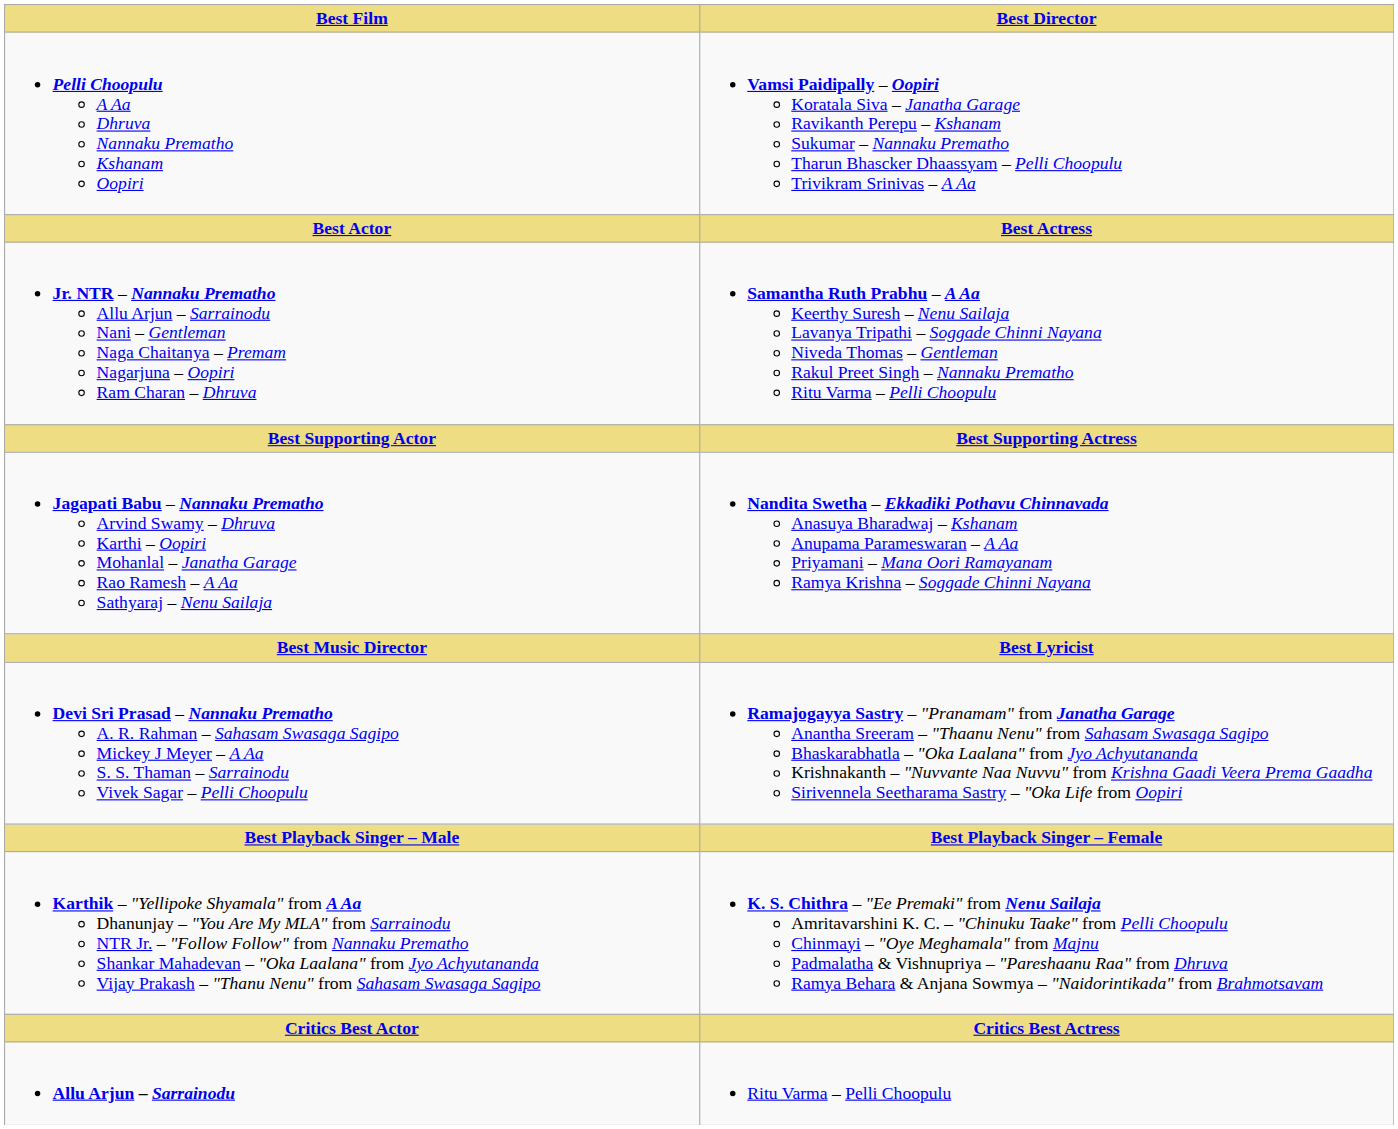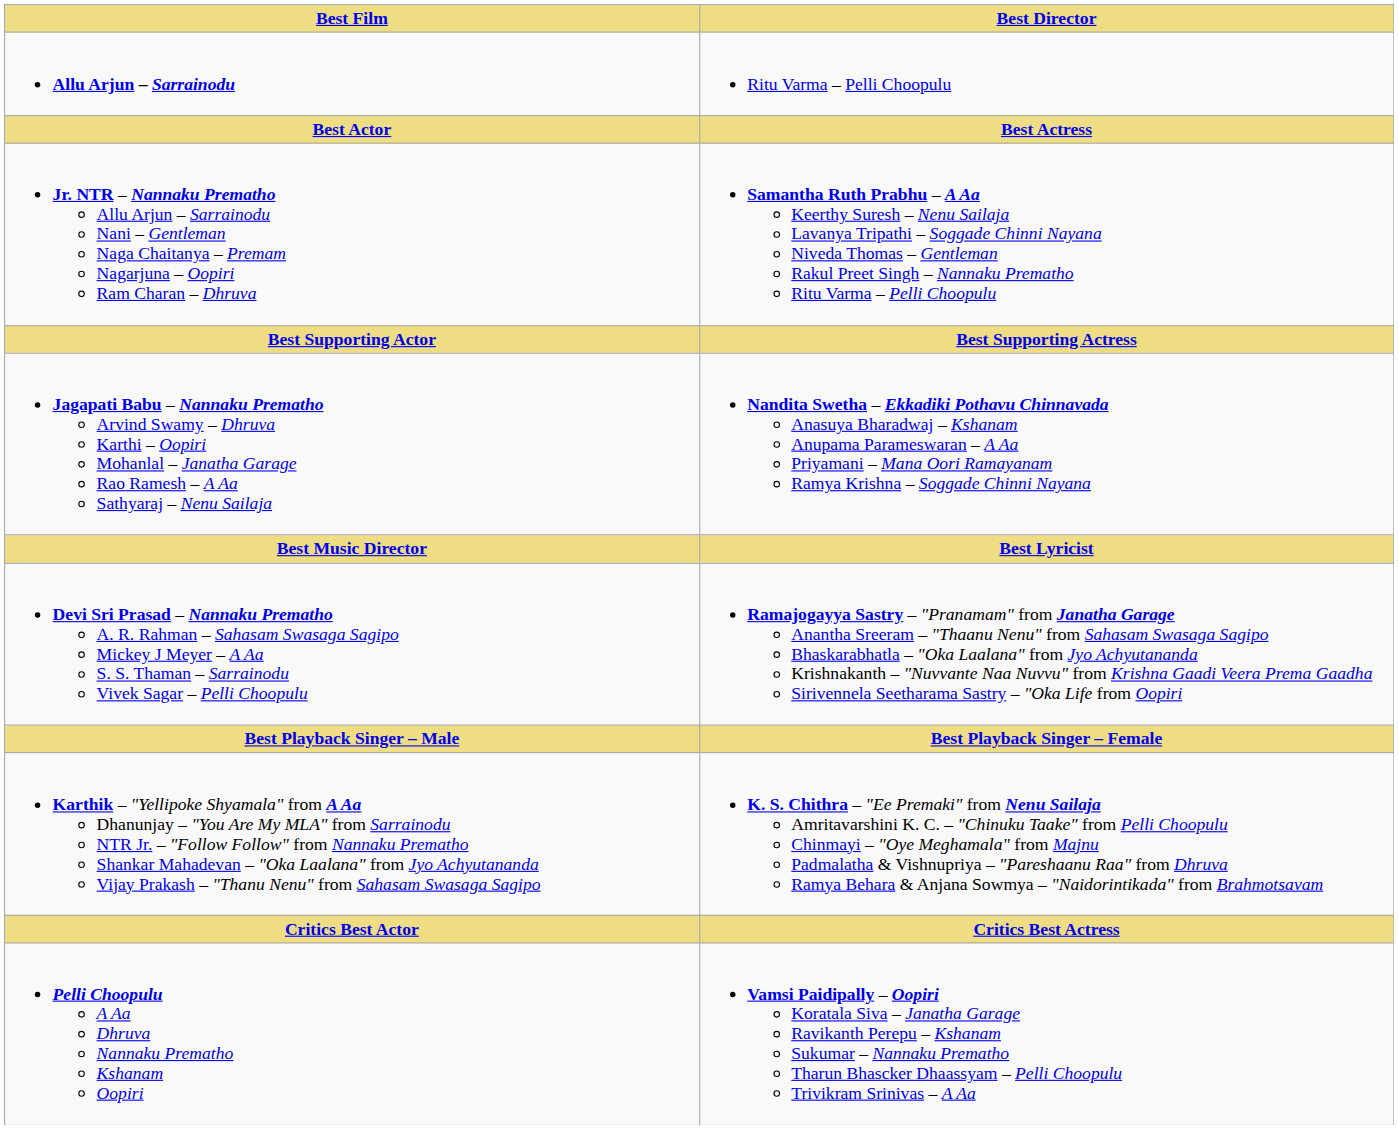rows swapped: (352, 133) <-> (352, 1093)
